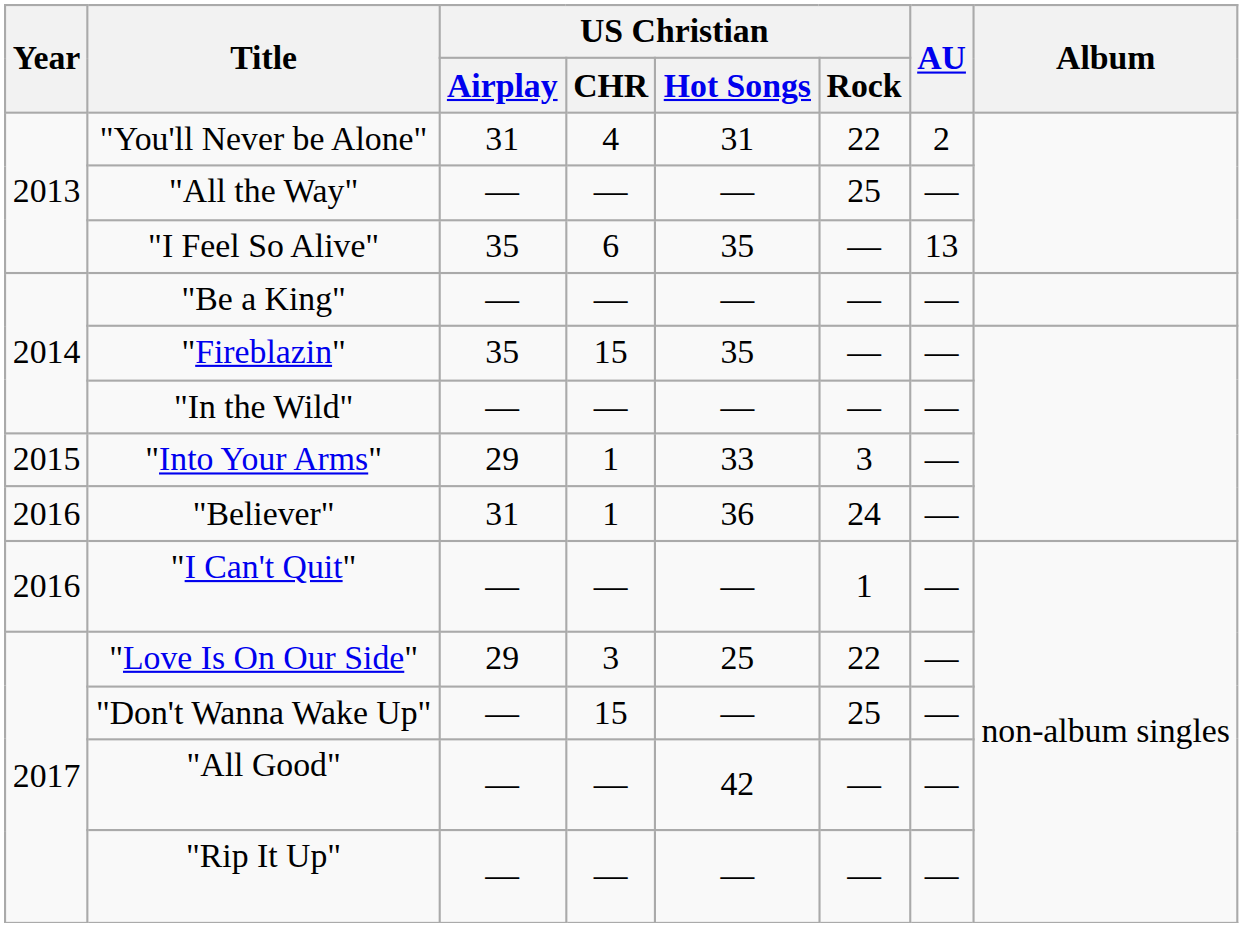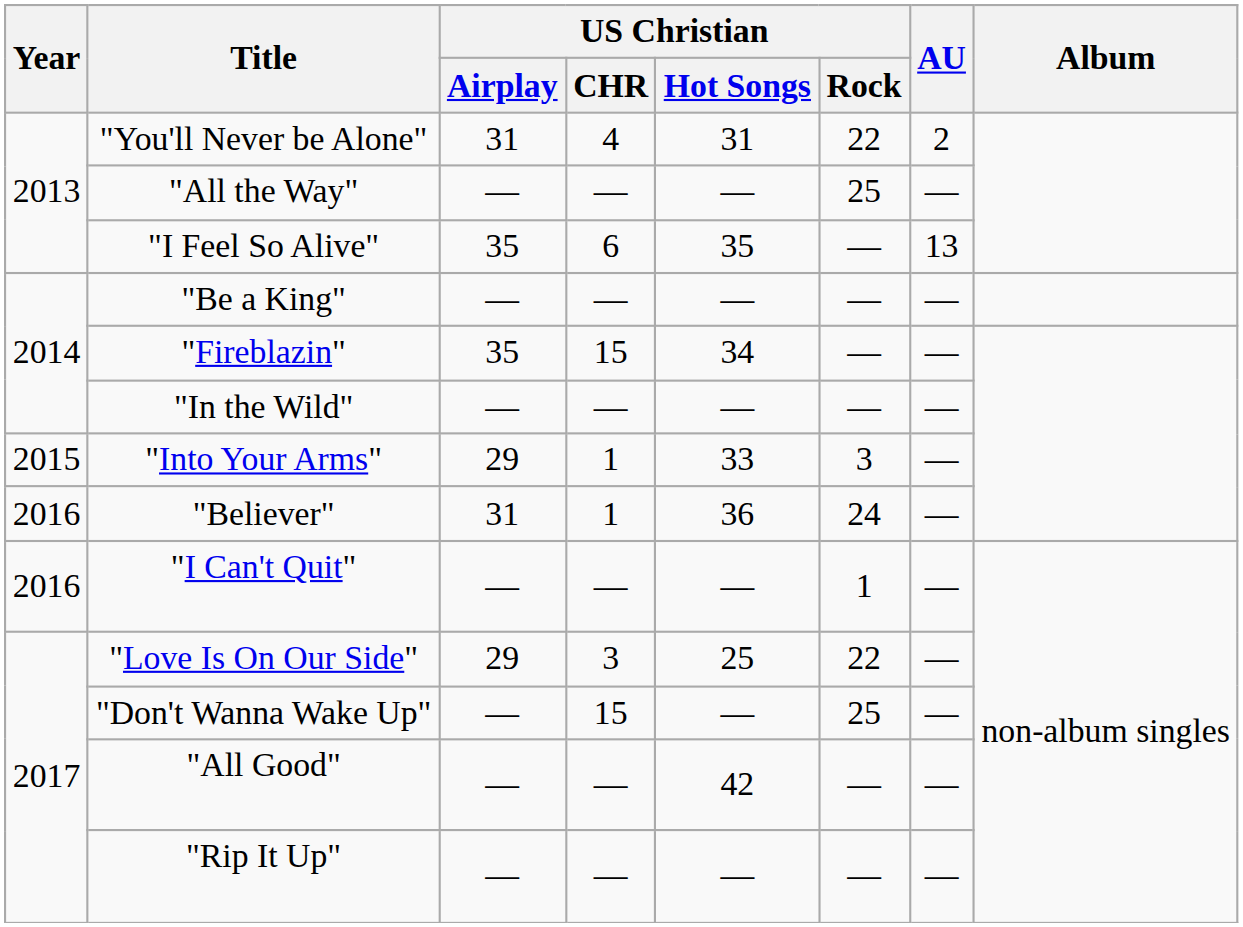(737, 352) 35 -> (737, 352) 34
